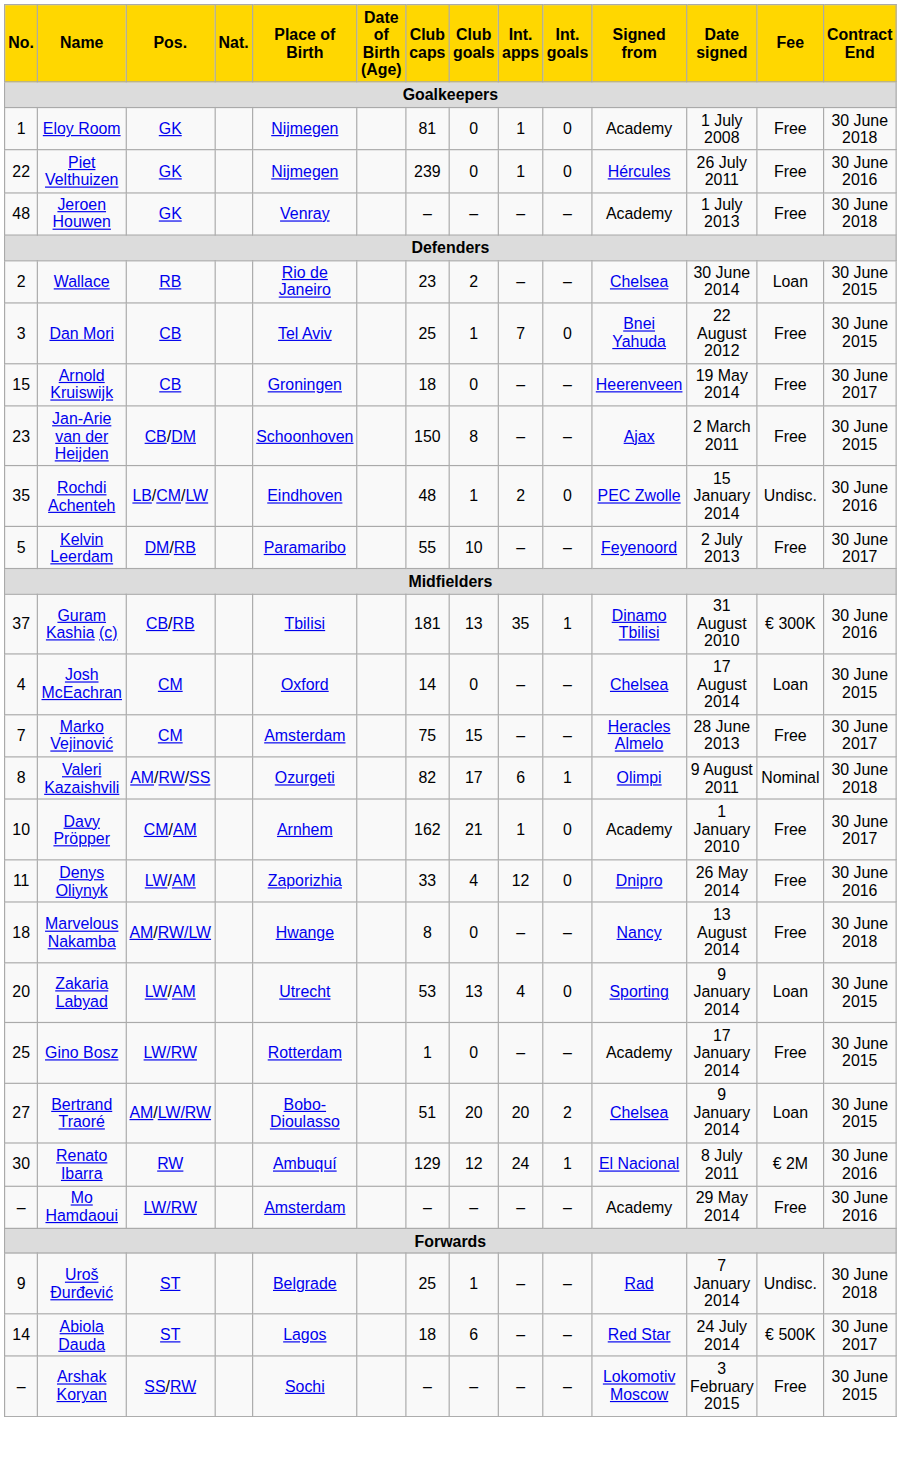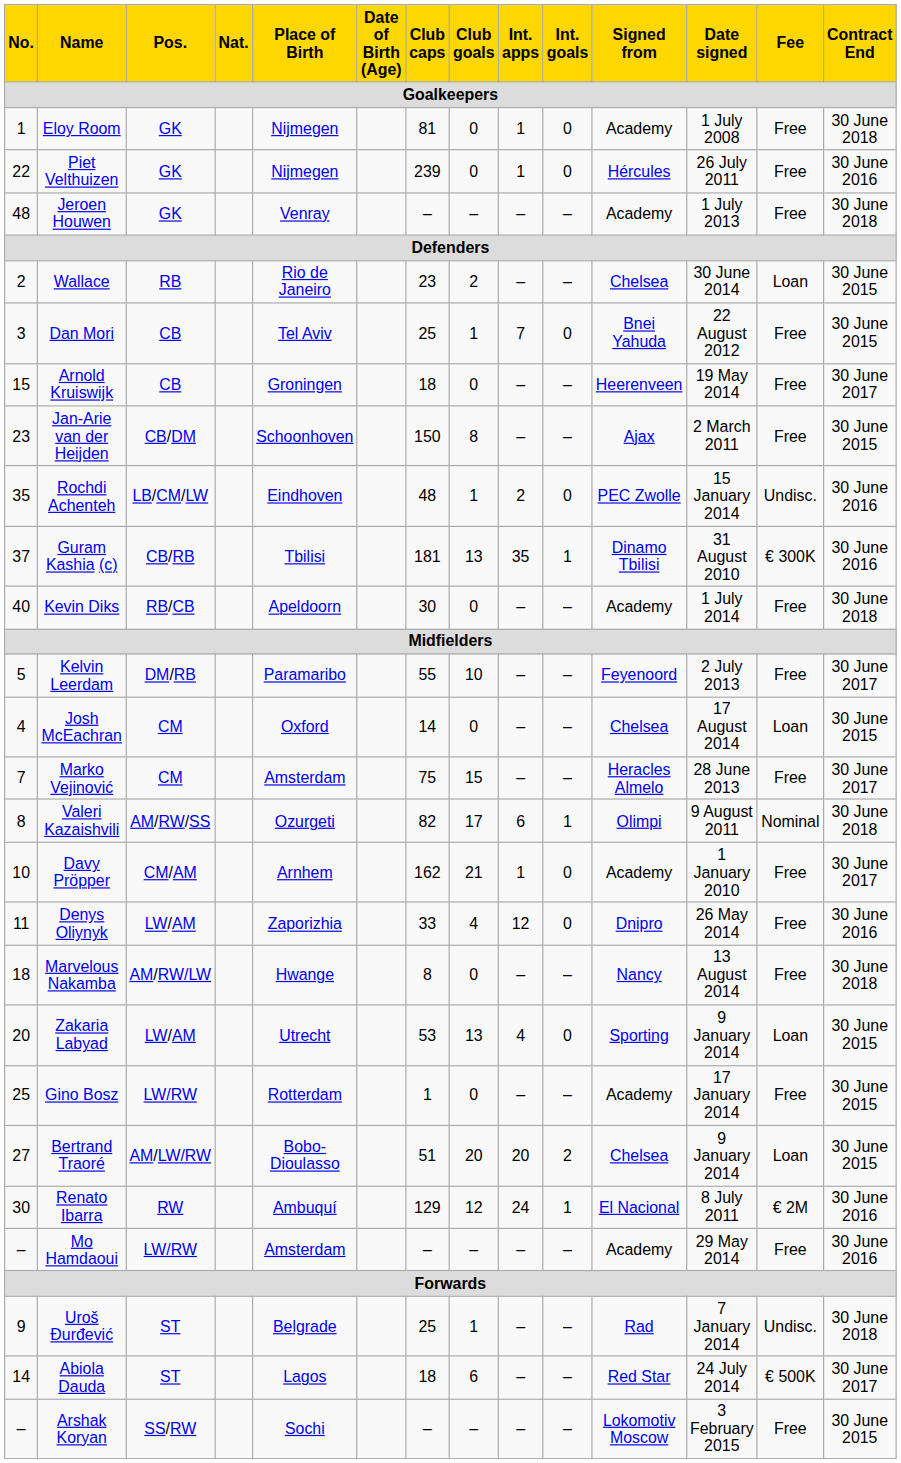rows swapped: (82, 624) <-> (82, 547)
+ row: (82, 607)
